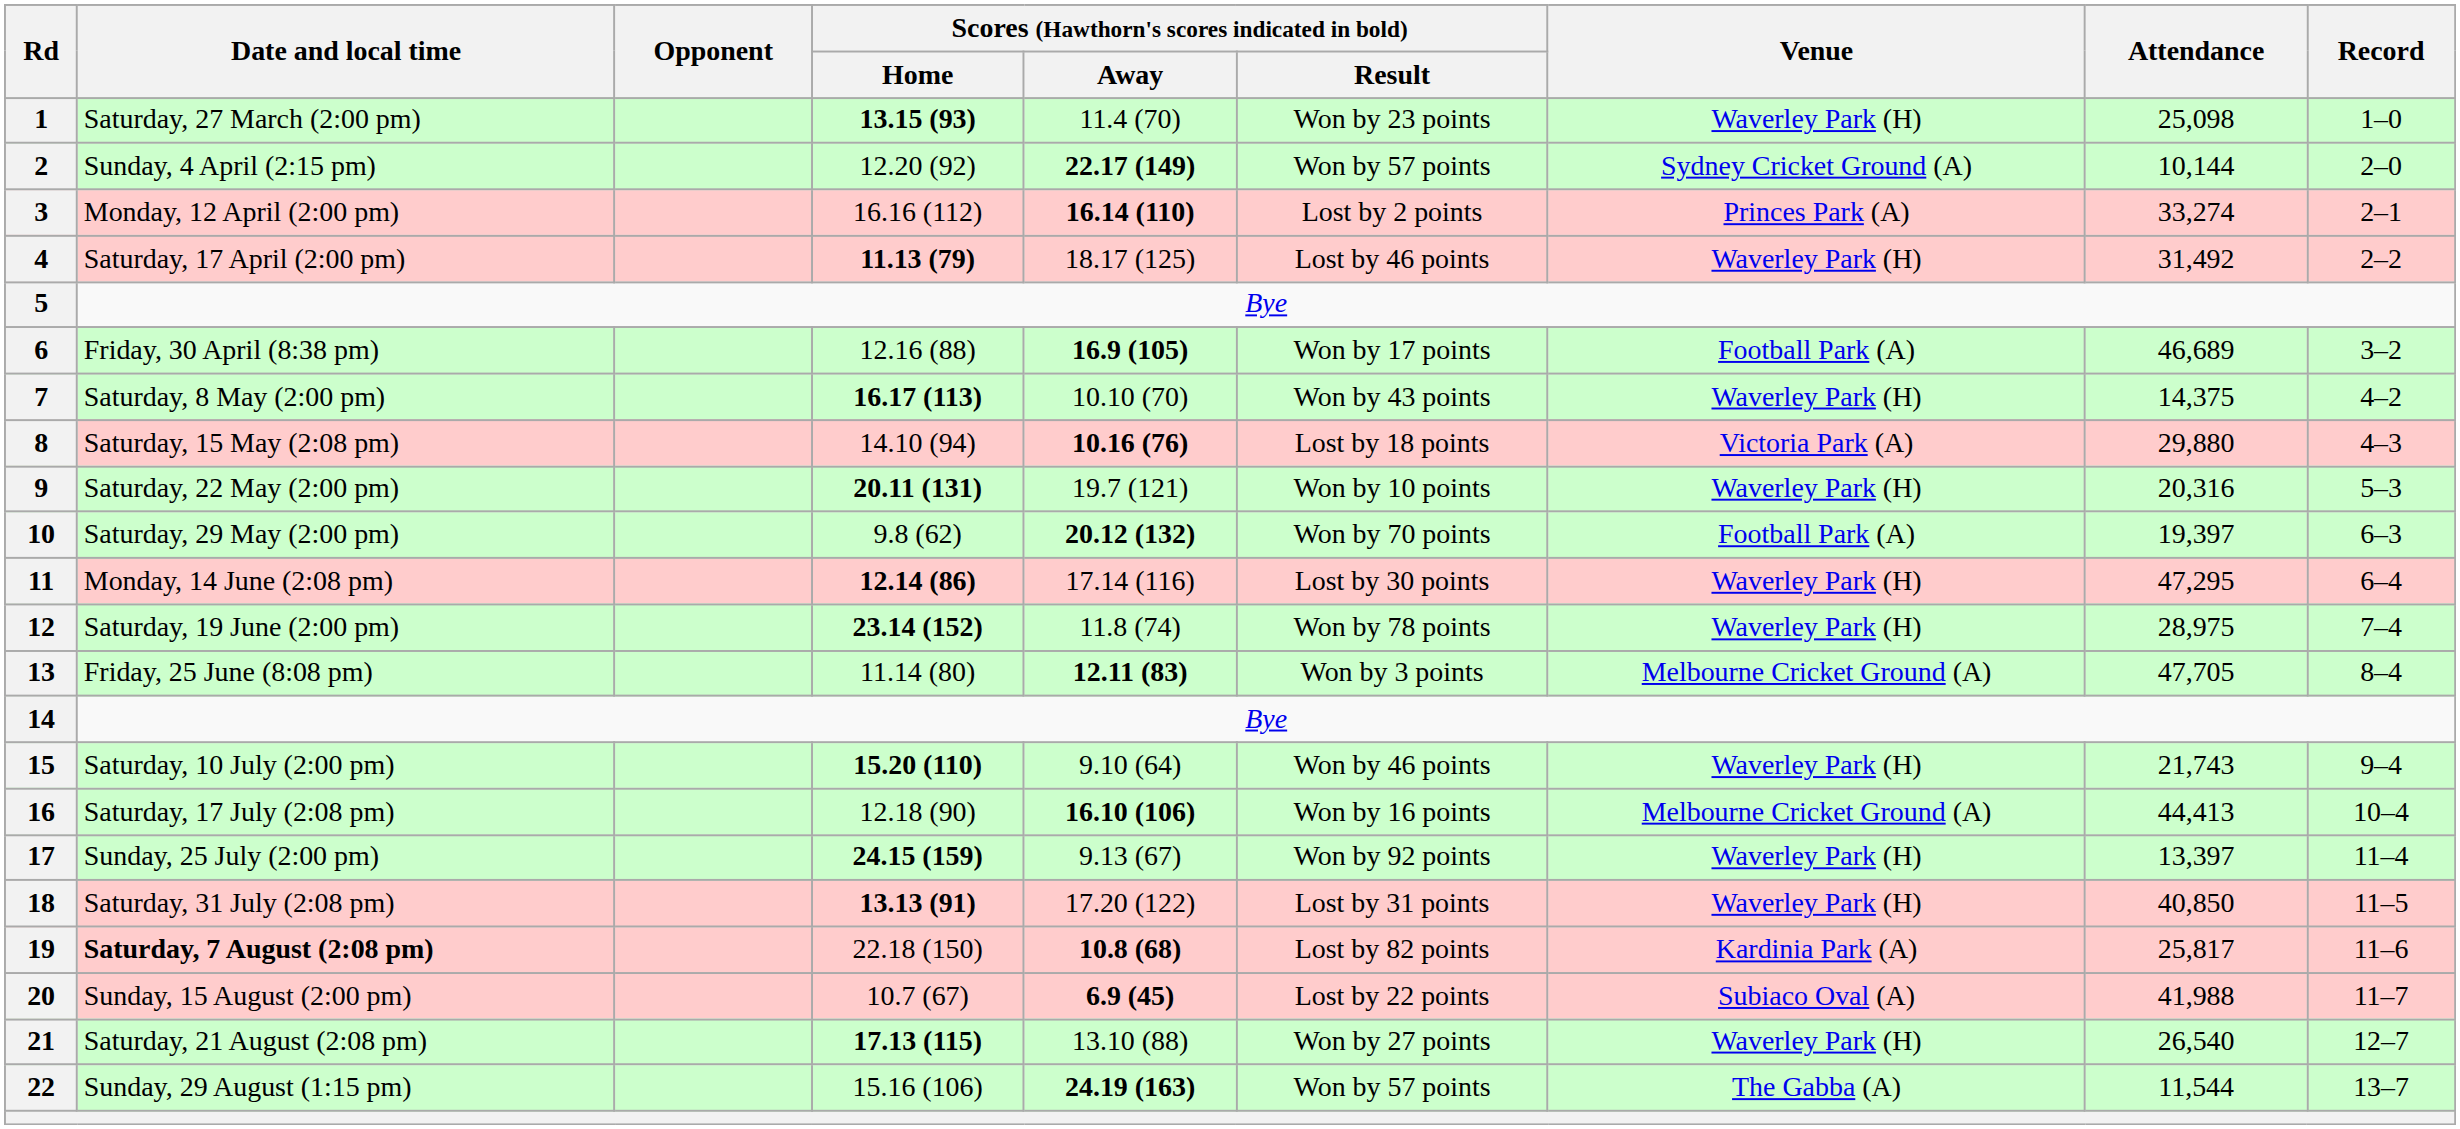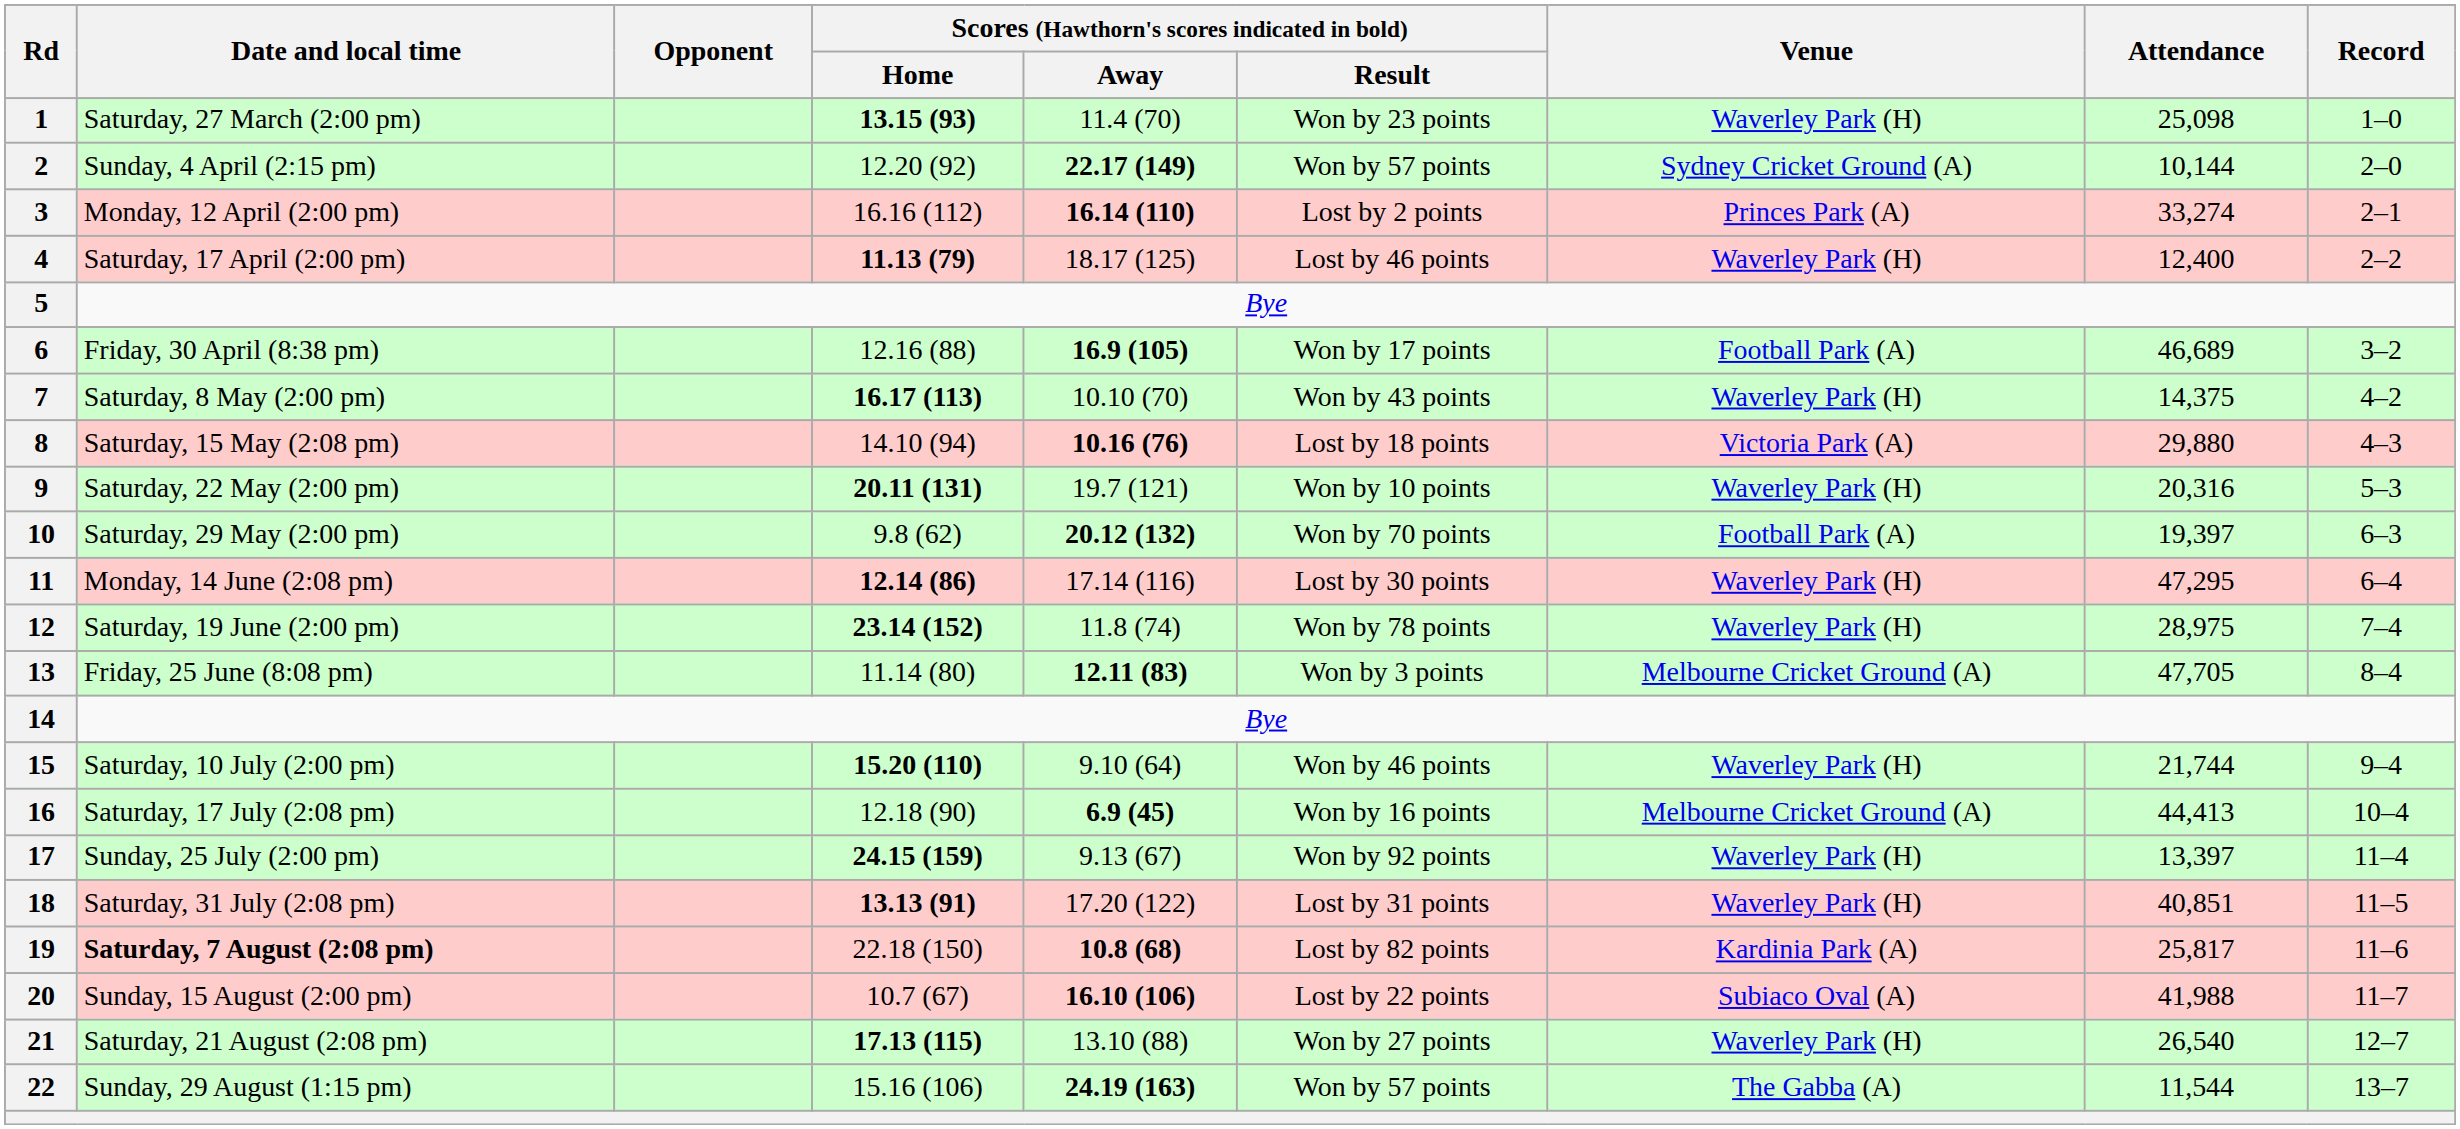(2196, 258) 31,492 -> (2196, 258) 12,400
(2196, 765) 21,743 -> (2196, 765) 21,744
(1130, 811) 16.10 (106) -> (1130, 811) 6.9 (45)
(2196, 903) 40,850 -> (2196, 903) 40,851
(1130, 995) 6.9 (45) -> (1130, 995) 16.10 (106)
